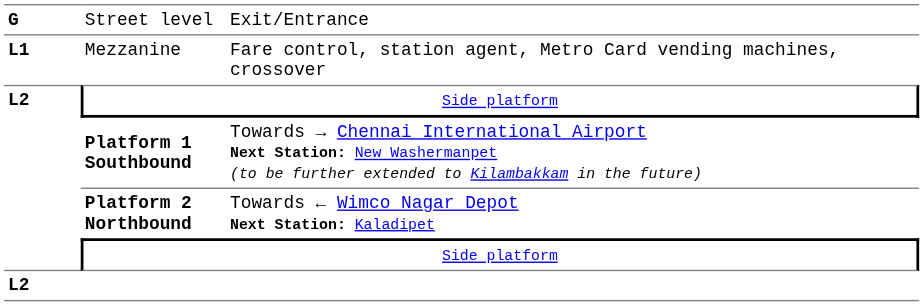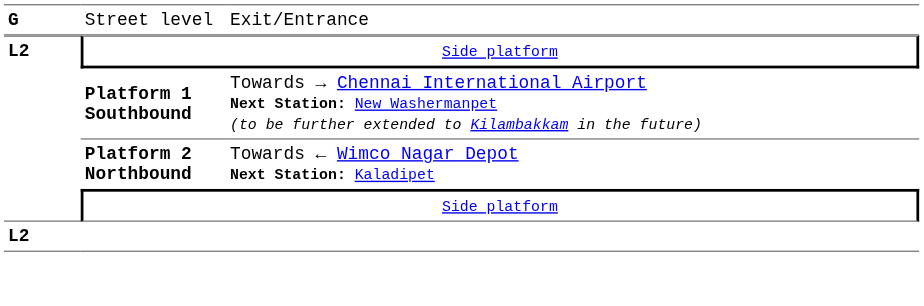- row: (133, 50)
